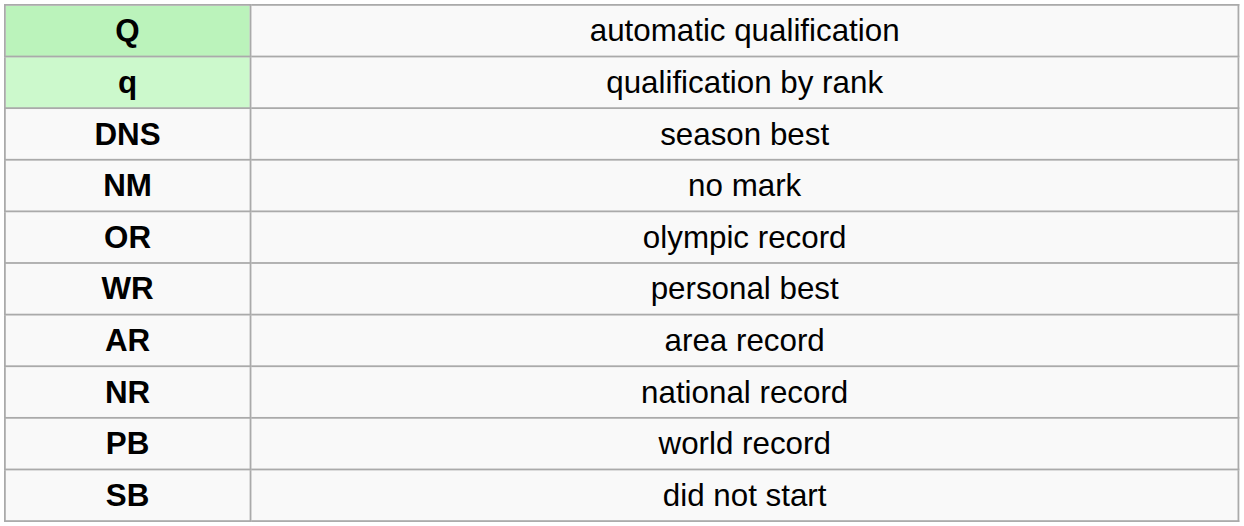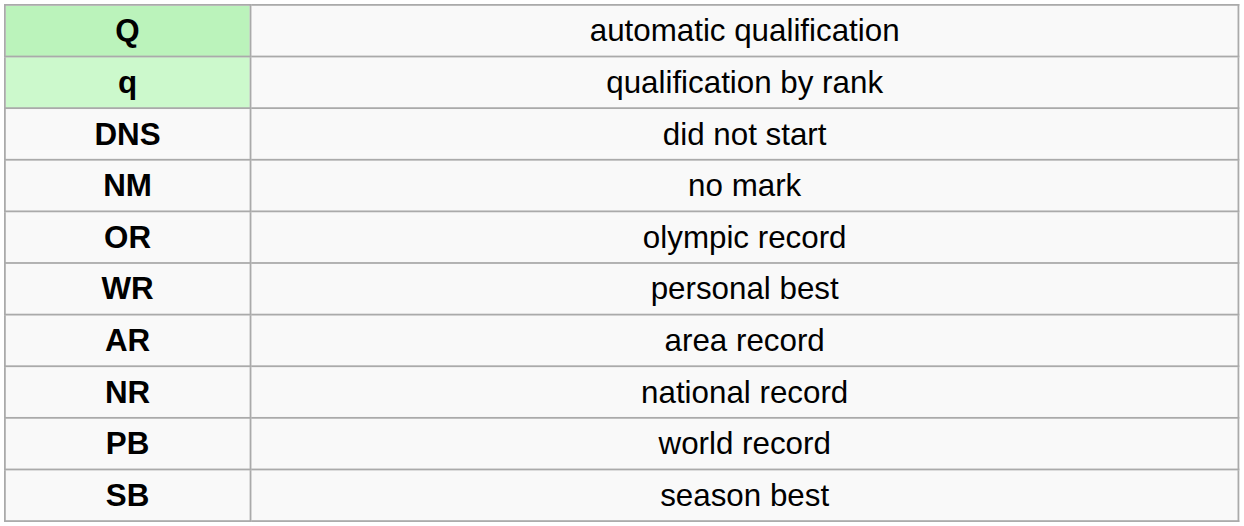(745, 133) season best -> (745, 133) did not start
(745, 495) did not start -> (745, 495) season best
